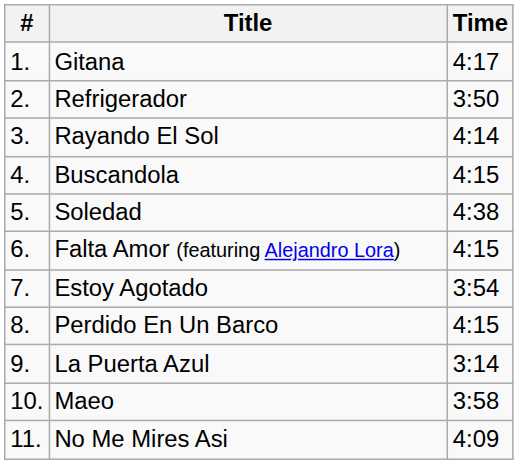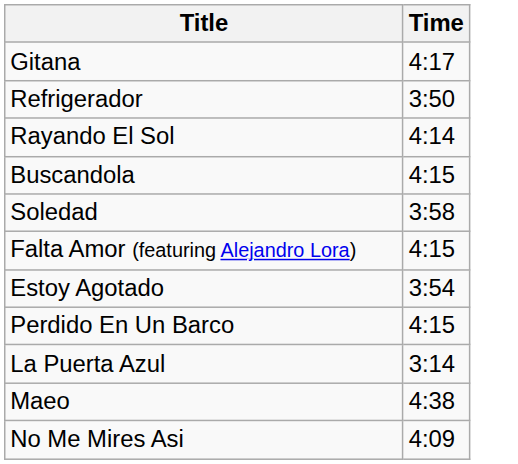- column: (27, 23)
(476, 212) 4:38 -> (432, 212) 3:58
(476, 401) 3:58 -> (432, 401) 4:38
